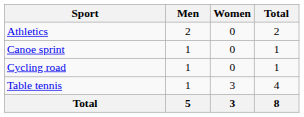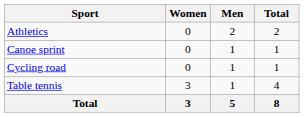columns swapped: (188, 13) <-> (232, 13)
